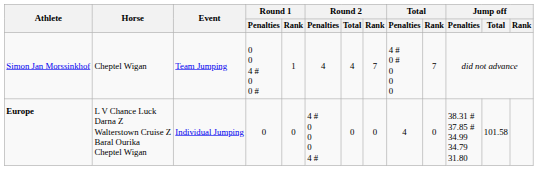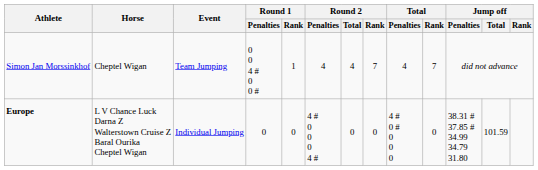(394, 71) 4 # 0 # 0 0 0 -> (405, 66) 4
(405, 132) 4 -> (394, 137) 4 # 0 # 0 0 0
(496, 132) 101.58 -> (496, 132) 101.59
